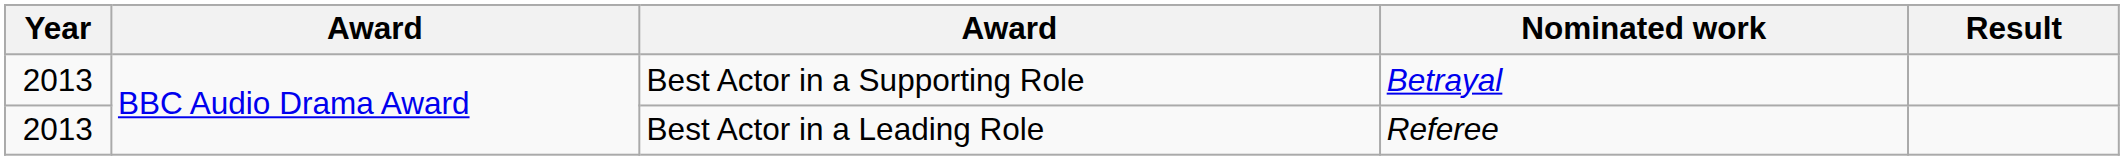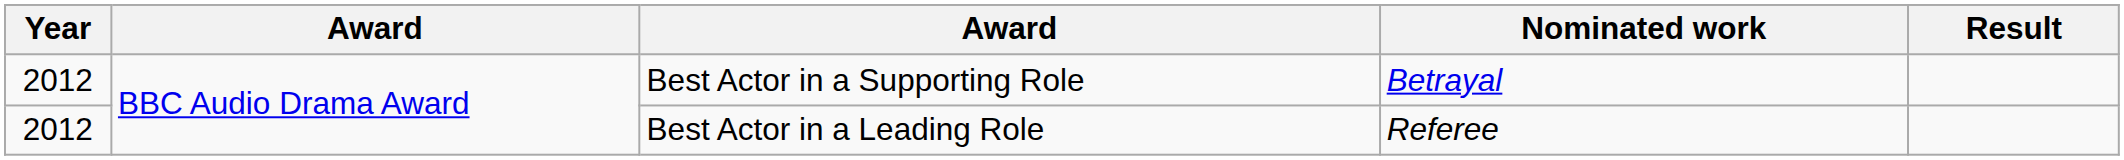(58, 79) 2013 -> (58, 79) 2012
(58, 129) 2013 -> (58, 129) 2012
